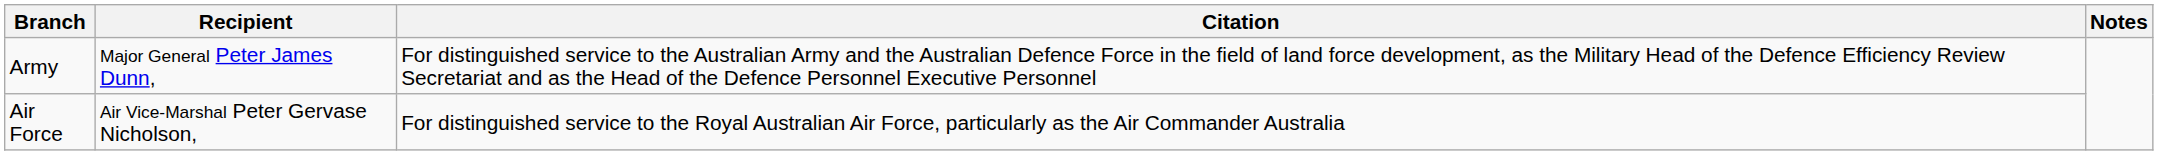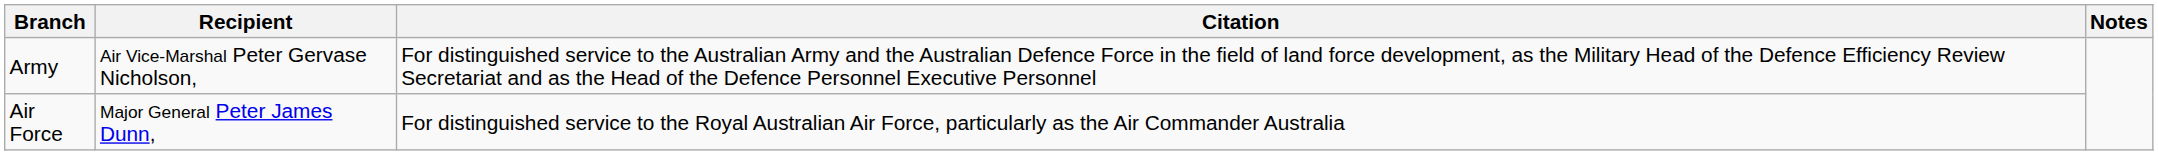(216, 66) Major General Peter James Dunn, -> (233, 66) Air Vice-Marshal Peter Gervase Nicholson,
(233, 122) Air Vice-Marshal Peter Gervase Nicholson, -> (216, 122) Major General Peter James Dunn,
